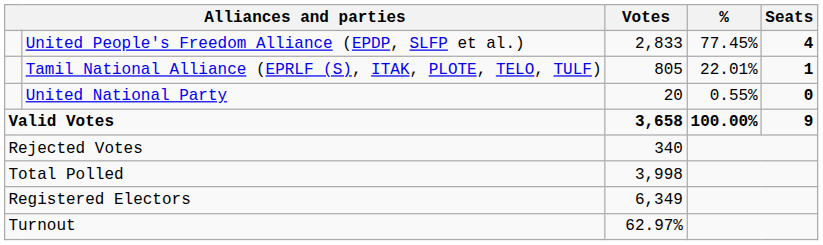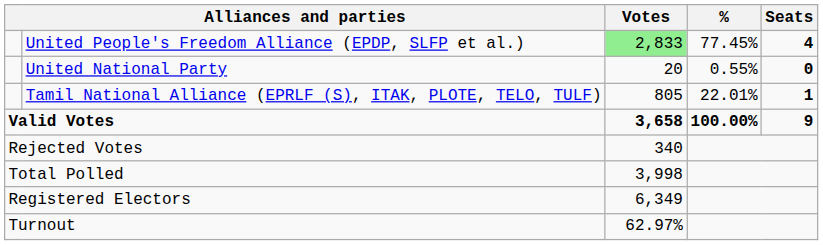(659, 44) no background -> (659, 44) lightgreen background
rows swapped: (314, 70) <-> (126, 96)
